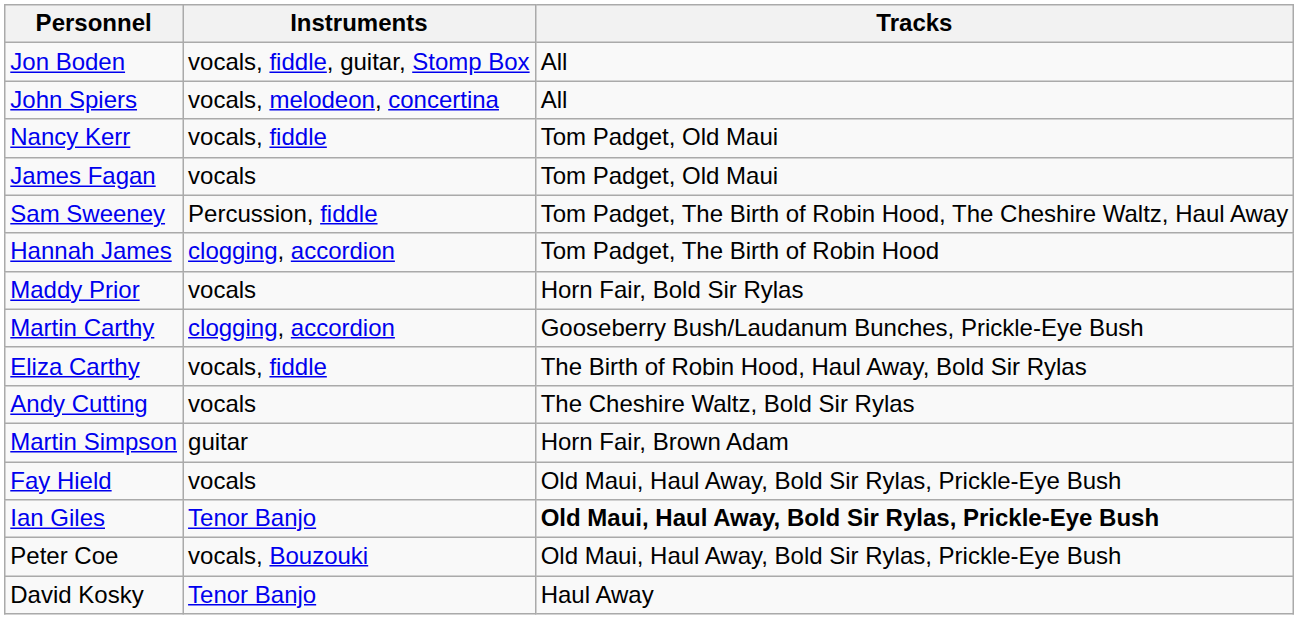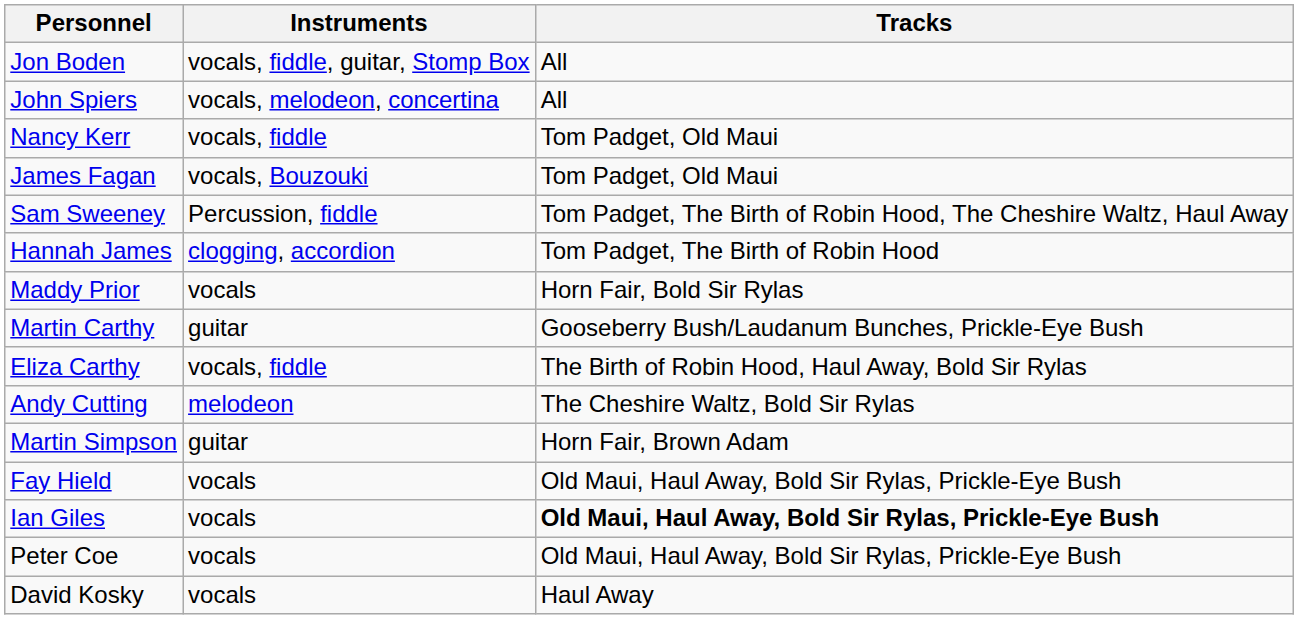(222, 175) vocals -> (278, 175) vocals, Bouzouki
(291, 328) clogging, accordion -> (218, 328) guitar
(222, 404) vocals -> (241, 404) melodeon
(252, 518) Tenor Banjo -> (222, 518) vocals
(278, 556) vocals, Bouzouki -> (222, 556) vocals
(252, 594) Tenor Banjo -> (222, 594) vocals
